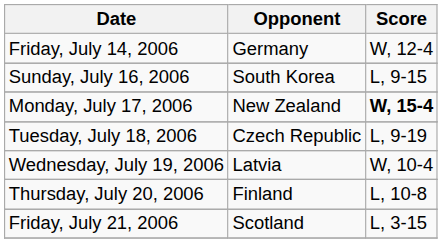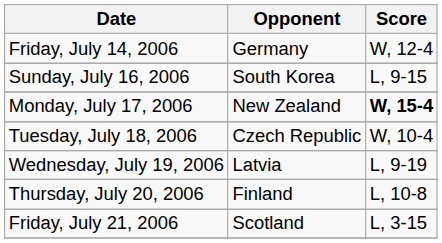(398, 135) L, 9-19 -> (402, 135) W, 10-4
(402, 164) W, 10-4 -> (398, 164) L, 9-19
